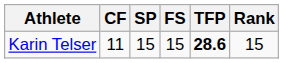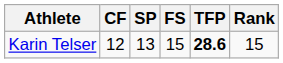(115, 45) 11 -> (115, 45) 12
(145, 45) 15 -> (145, 45) 13
